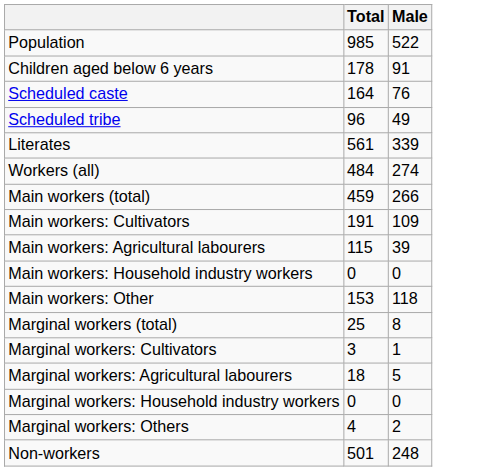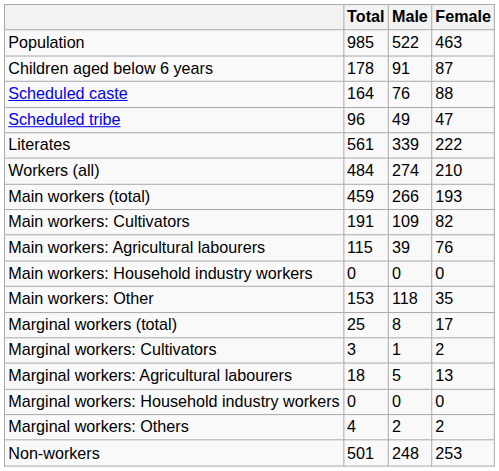+ column: (463, 17)
